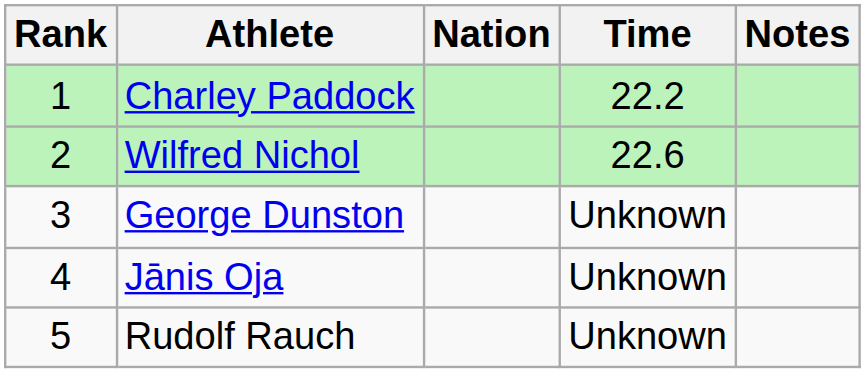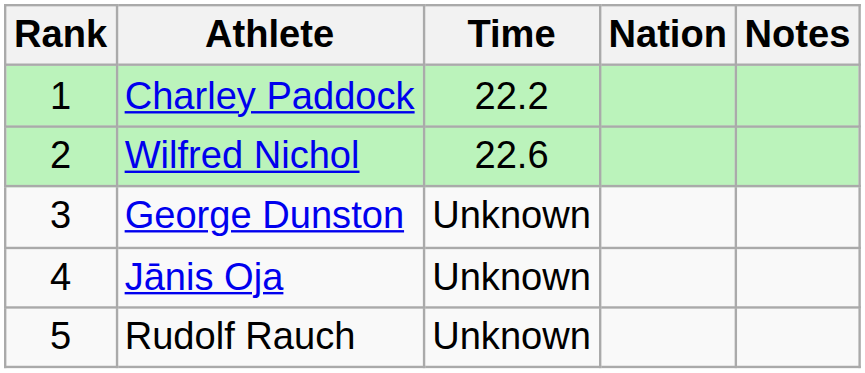columns swapped: (491, 34) <-> (648, 34)
